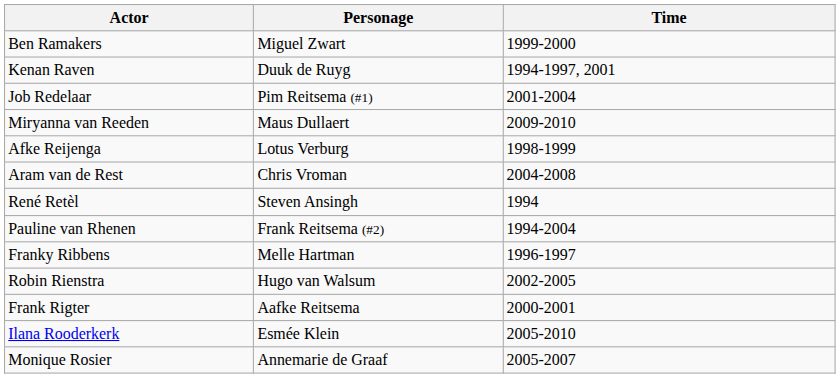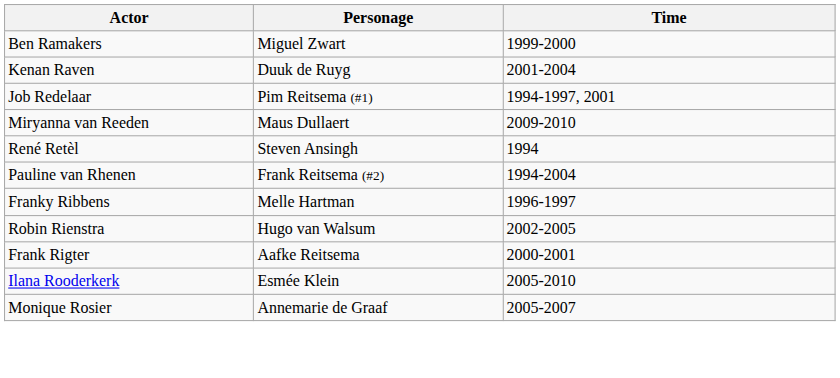(561, 70) 1994-1997, 2001 -> (541, 70) 2001-2004
(541, 96) 2001-2004 -> (561, 96) 1994-1997, 2001
- row: (55, 149)
- row: (66, 175)
